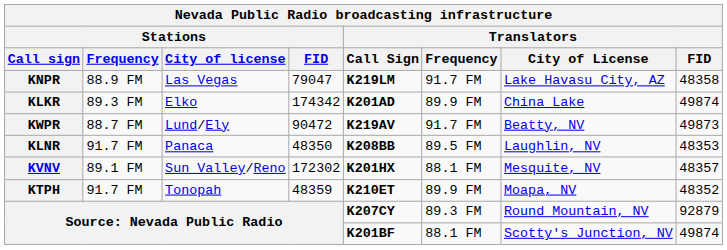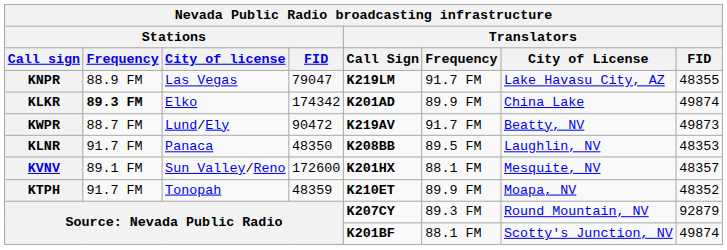(699, 81) 48358 -> (699, 81) 48355
(115, 103) normal -> (115, 103) bold
(316, 168) 172302 -> (316, 168) 172600
